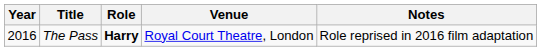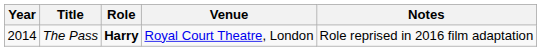(22, 35) 2016 -> (22, 35) 2014
